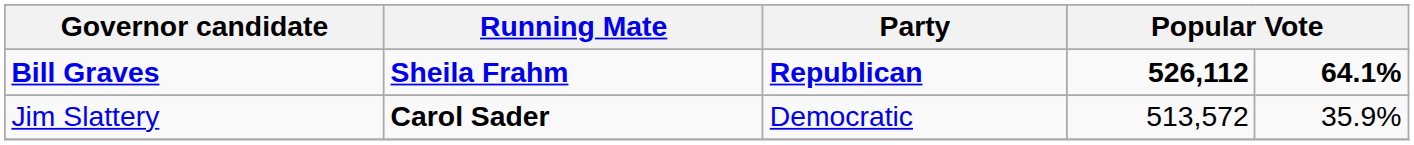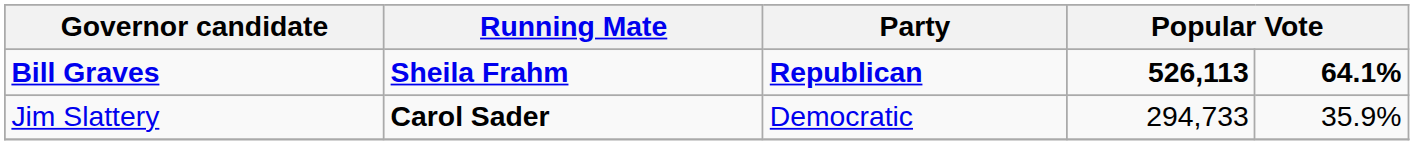(1198, 71) 526,112 -> (1198, 71) 526,113
(1198, 116) 513,572 -> (1198, 116) 294,733
